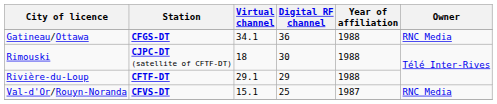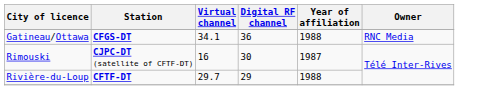(242, 57) 18 -> (203, 57) 16
(349, 57) 1988 -> (311, 57) 1987
(247, 77) 29.1 -> (209, 77) 29.7
- row: (67, 92)
